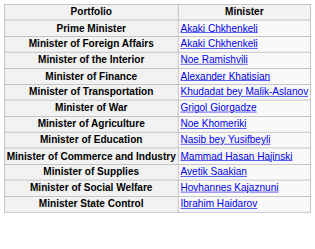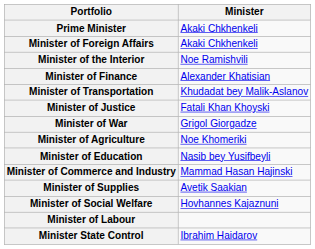+ row: (91, 108)
+ row: (91, 220)
